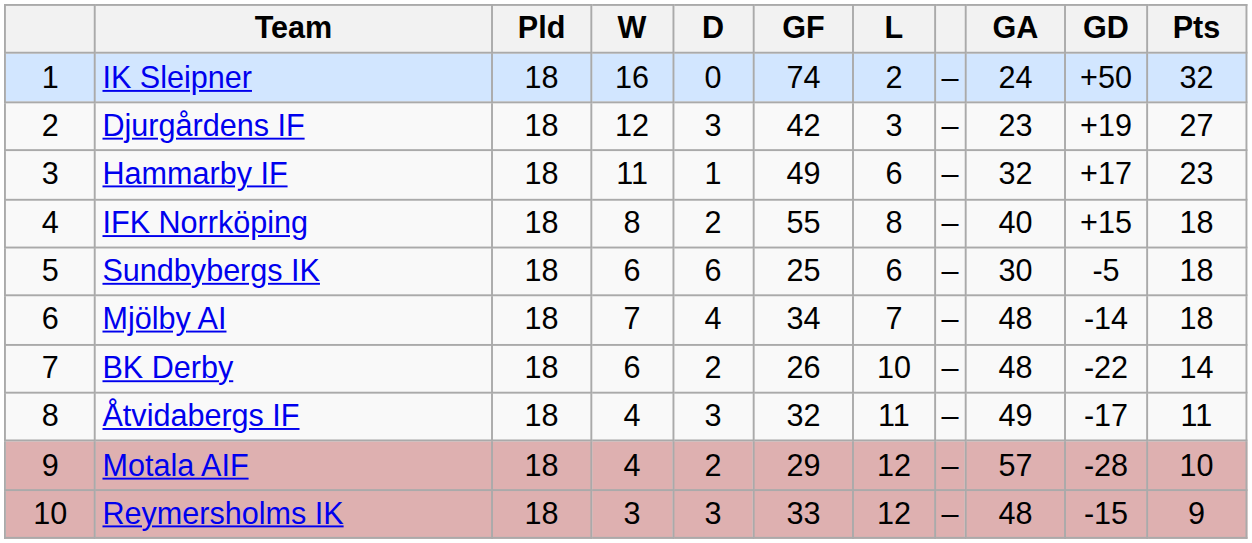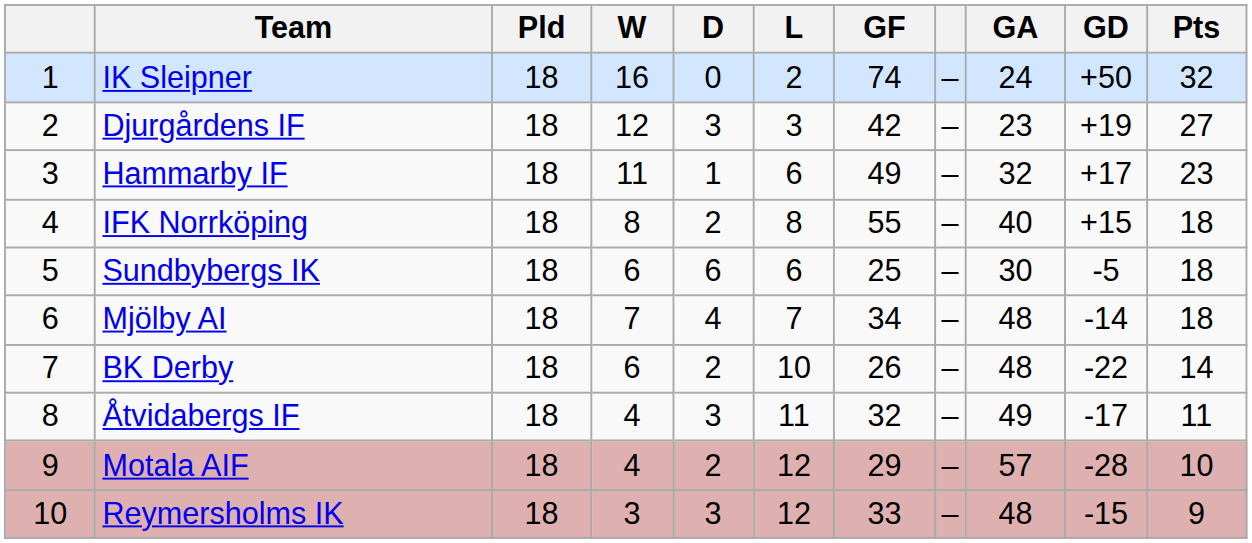columns swapped: (894, 28) <-> (803, 28)
